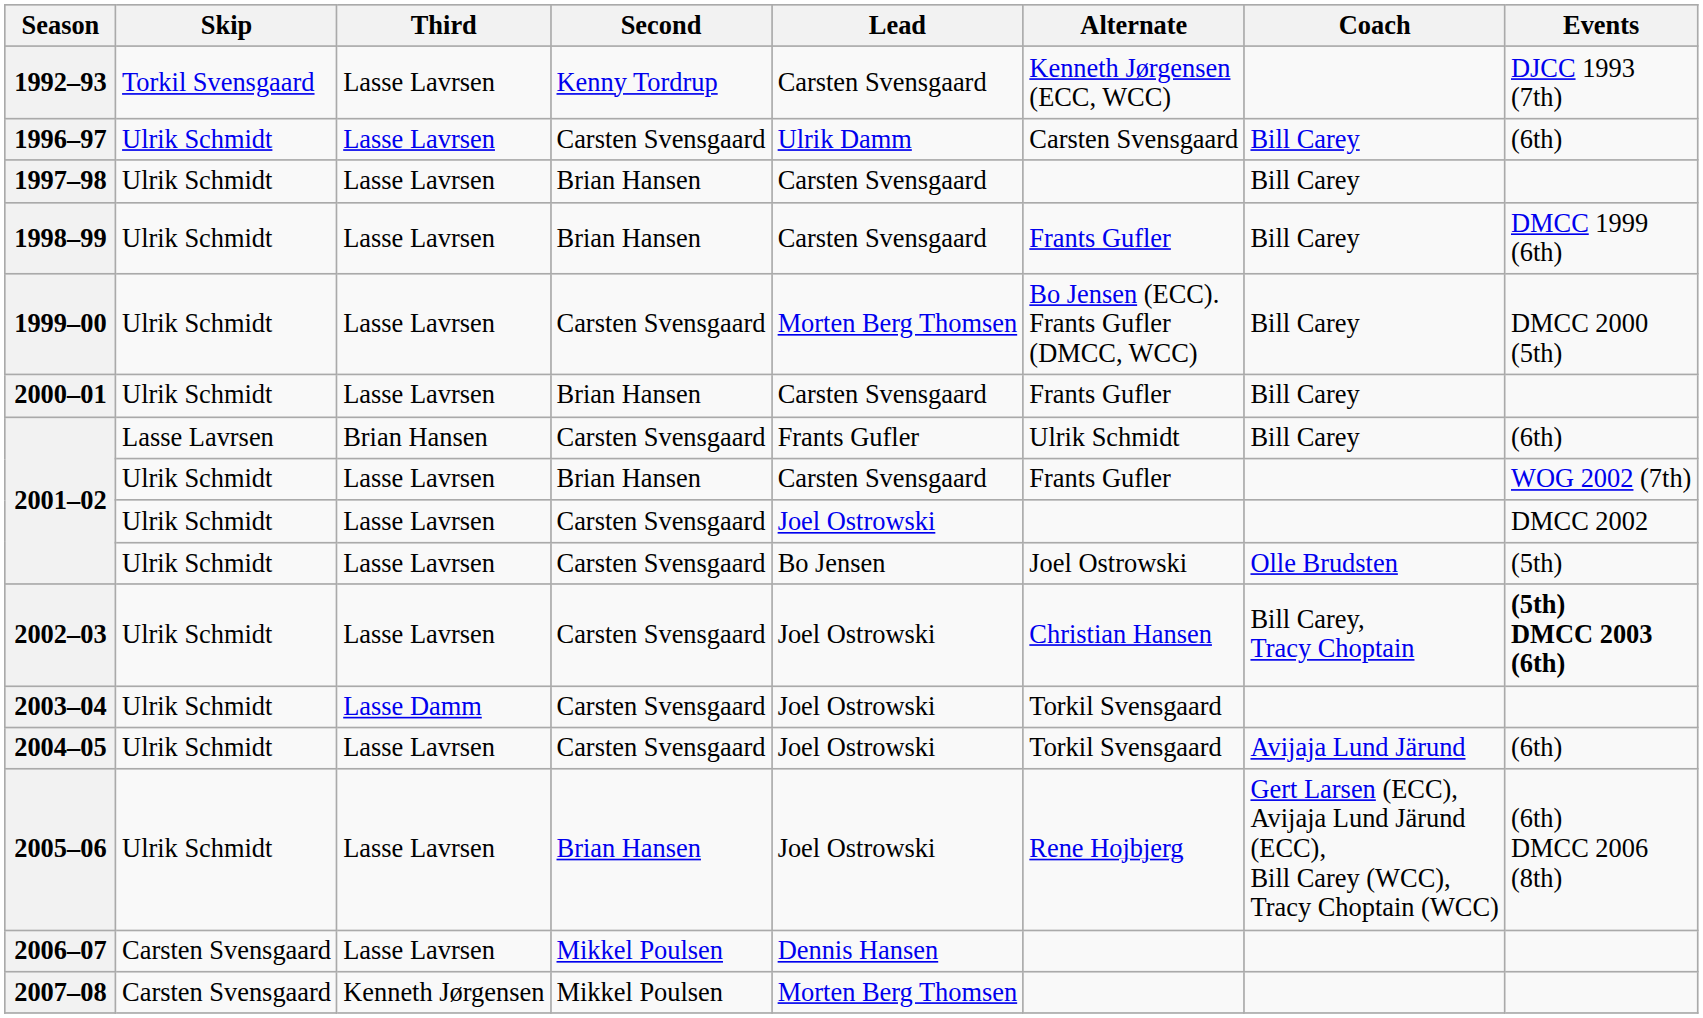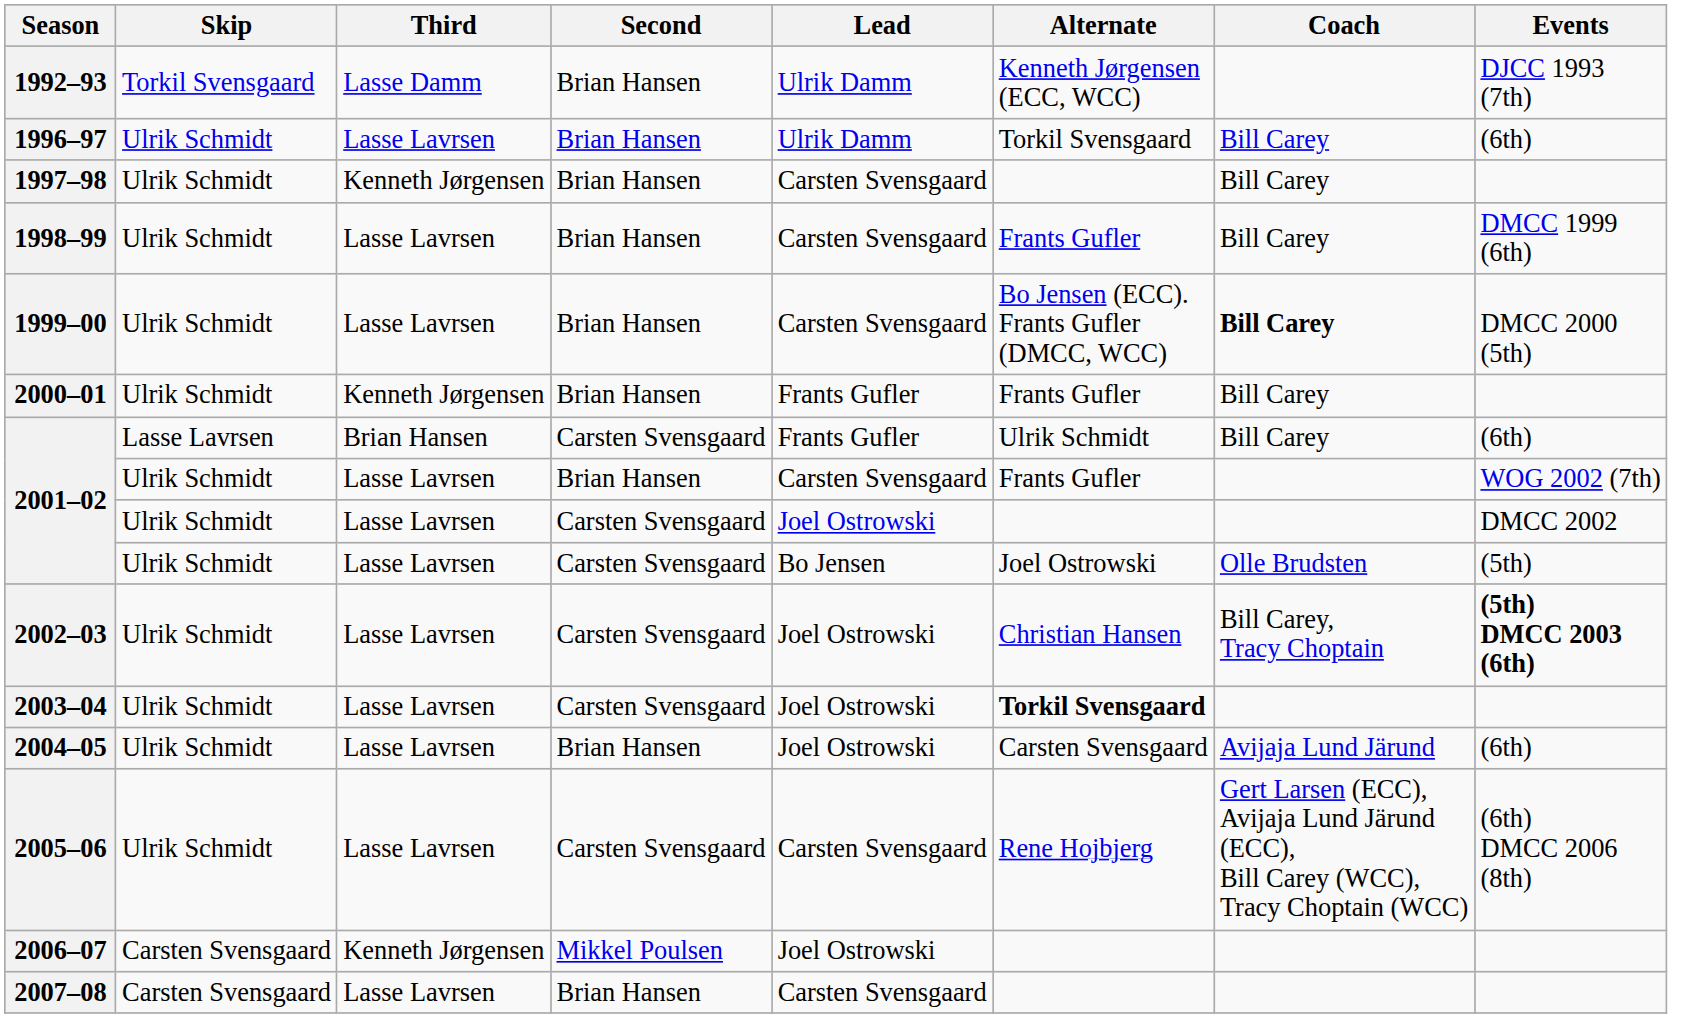(419, 82) Lasse Lavrsen -> (412, 82) Lasse Damm
(637, 82) Kenny Tordrup -> (629, 82) Brian Hansen
(882, 82) Carsten Svensgaard -> (845, 82) Ulrik Damm
(661, 138) Carsten Svensgaard -> (629, 138) Brian Hansen
(1134, 138) Carsten Svensgaard -> (1095, 138) Torkil Svensgaard
(419, 180) Lasse Lavrsen -> (444, 180) Kenneth Jørgensen
(661, 323) Carsten Svensgaard -> (629, 323) Brian Hansen
(897, 323) Morten Berg Thomsen -> (882, 323) Carsten Svensgaard
(1305, 323) normal -> (1277, 323) bold
(419, 395) Lasse Lavrsen -> (444, 395) Kenneth Jørgensen
(882, 395) Carsten Svensgaard -> (848, 395) Frants Gufler
(412, 706) Lasse Damm -> (419, 706) Lasse Lavrsen
(1126, 706) normal -> (1102, 706) bold
(661, 747) Carsten Svensgaard -> (629, 747) Brian Hansen
(1126, 747) Torkil Svensgaard -> (1103, 747) Carsten Svensgaard
(629, 849) Brian Hansen -> (661, 849) Carsten Svensgaard
(856, 849) Joel Ostrowski -> (882, 849) Carsten Svensgaard
(419, 950) Lasse Lavrsen -> (444, 950) Kenneth Jørgensen
(858, 950) Dennis Hansen -> (856, 950) Joel Ostrowski
(444, 992) Kenneth Jørgensen -> (419, 992) Lasse Lavrsen
(640, 992) Mikkel Poulsen -> (629, 992) Brian Hansen
(897, 992) Morten Berg Thomsen -> (882, 992) Carsten Svensgaard
